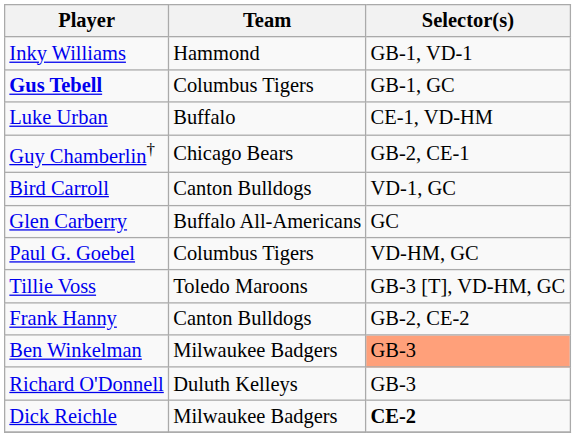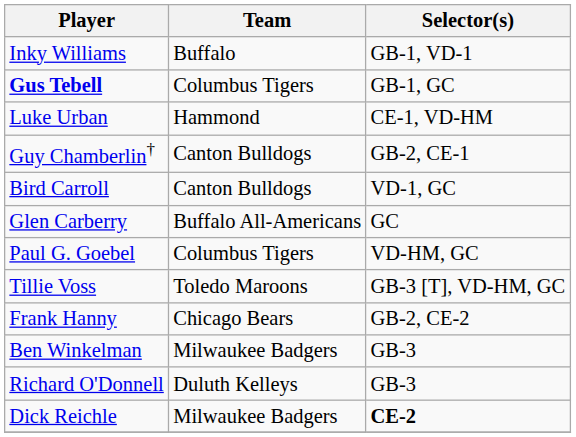(216, 53) Hammond -> (204, 53) Buffalo
(204, 118) Buffalo -> (216, 118) Hammond
(233, 153) Chicago Bears -> (242, 153) Canton Bulldogs
(242, 318) Canton Bulldogs -> (233, 318) Chicago Bears
(393, 351) lightsalmon background -> (393, 351) no background
